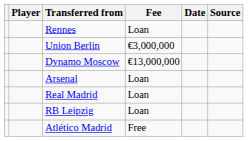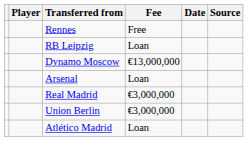(138, 29) Loan -> (137, 29) Free
rows swapped: (69, 111) <-> (72, 45)
(138, 95) Loan -> (151, 95) €3,000,000
(137, 128) Free -> (138, 128) Loan
